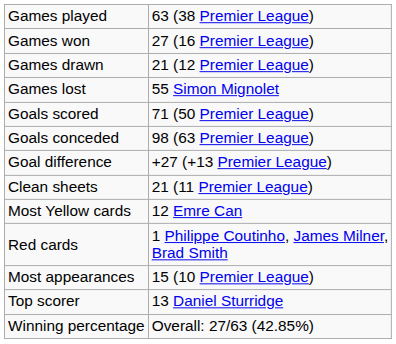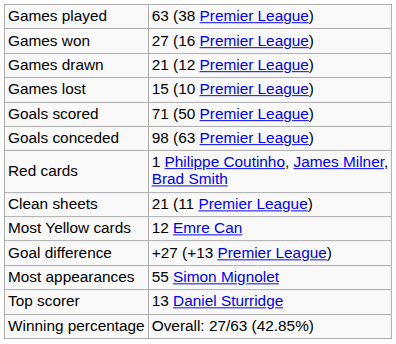(215, 89) 55 Simon Mignolet -> (233, 89) 15 (10 Premier League)
rows swapped: (60, 162) <-> (43, 244)
(233, 277) 15 (10 Premier League) -> (215, 277) 55 Simon Mignolet
